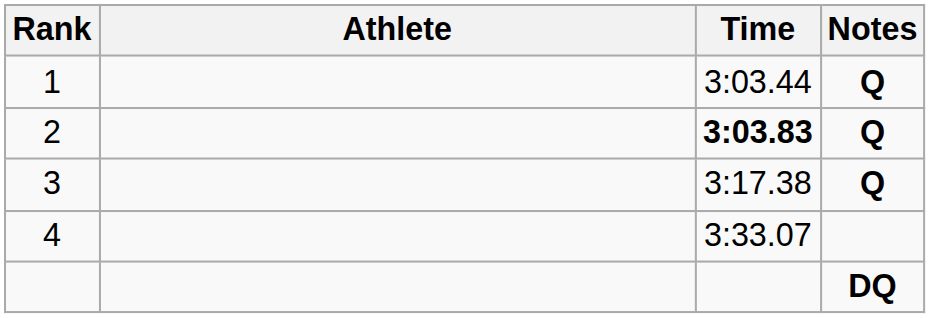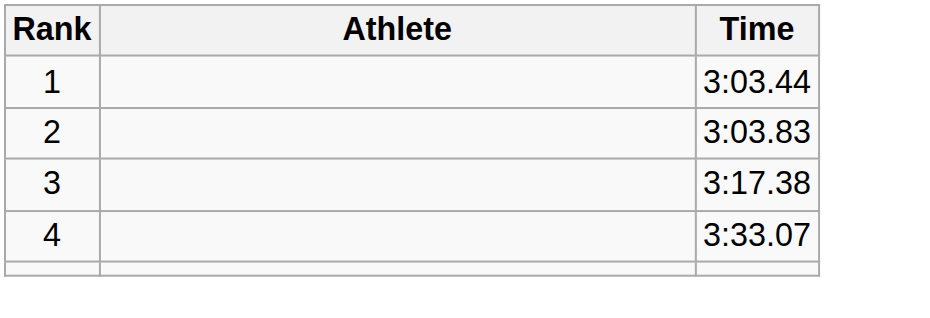- column: (872, 30)
(758, 132) bold -> (757, 132) normal
